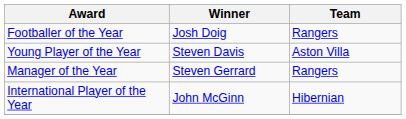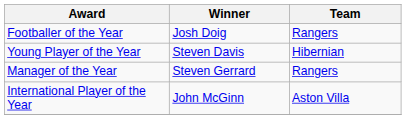(321, 52) Aston Villa -> (318, 52) Hibernian
(318, 98) Hibernian -> (321, 98) Aston Villa
